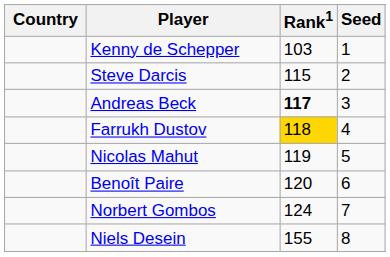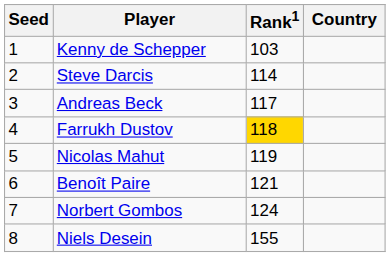columns swapped: (46, 20) <-> (361, 20)
(297, 76) 115 -> (264, 76) 114
(297, 103) bold -> (264, 103) normal
(298, 183) 120 -> (264, 183) 121
